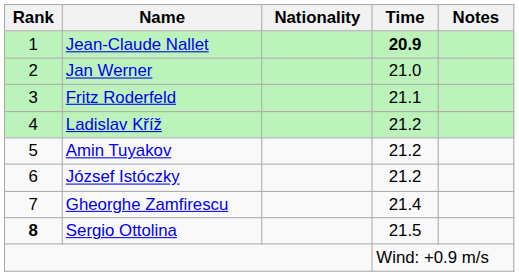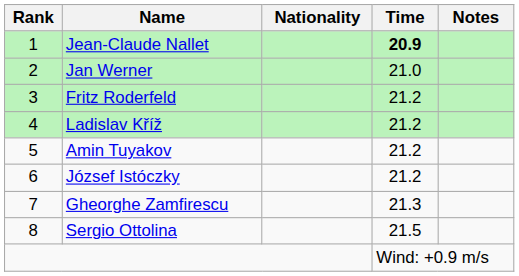(405, 97) 21.1 -> (405, 97) 21.2
(405, 204) 21.4 -> (405, 204) 21.3
(33, 230) bold -> (33, 230) normal
